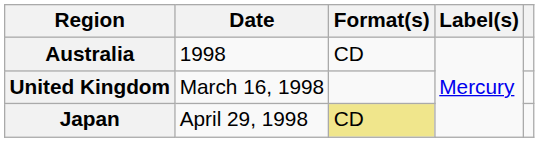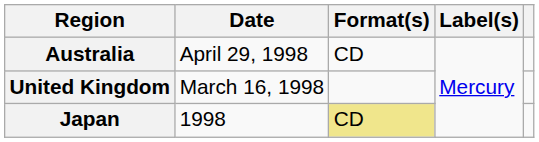(203, 53) 1998 -> (244, 53) April 29, 1998
(244, 119) April 29, 1998 -> (203, 119) 1998
